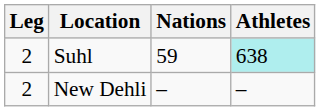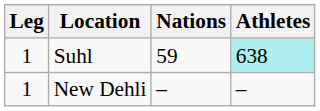(27, 55) 2 -> (27, 55) 1
(27, 88) 2 -> (27, 88) 1
